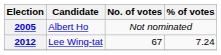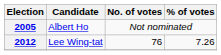(157, 42) 67 -> (157, 42) 76
(205, 42) 7.24 -> (205, 42) 7.26
